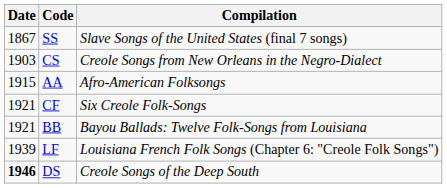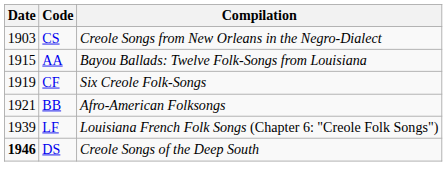- row: (50, 37)
(153, 82) Afro-American Folksongs -> (223, 60) Bayou Ballads: Twelve Folk-Songs from Louisiana
(22, 104) 1921 -> (22, 82) 1919
(223, 127) Bayou Ballads: Twelve Folk-Songs from Louisiana -> (153, 104) Afro-American Folksongs
